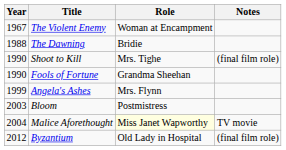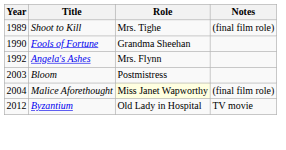- row: (68, 28)
- row: (58, 43)
(17, 59) 1990 -> (17, 28) 1989
(17, 91) 1999 -> (17, 59) 1992
(237, 122) TV movie -> (243, 91) (final film role)
(248, 138) (final film role) -> (233, 106) TV movie
